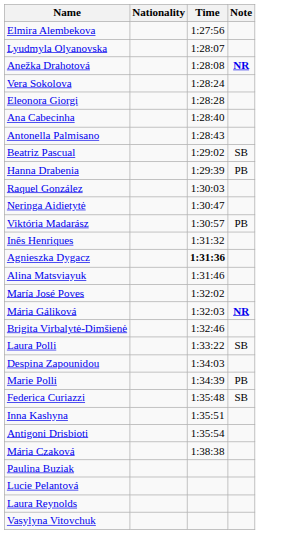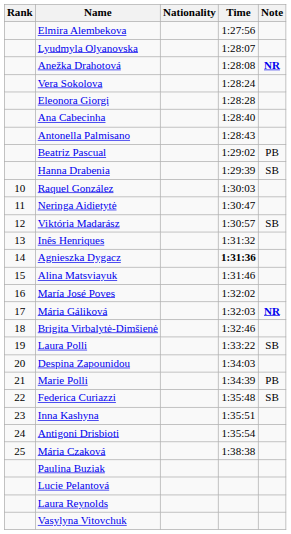+ column: (20, 13)
(241, 153) SB -> (272, 153) PB
(241, 170) PB -> (272, 170) SB
(241, 223) PB -> (272, 223) SB
